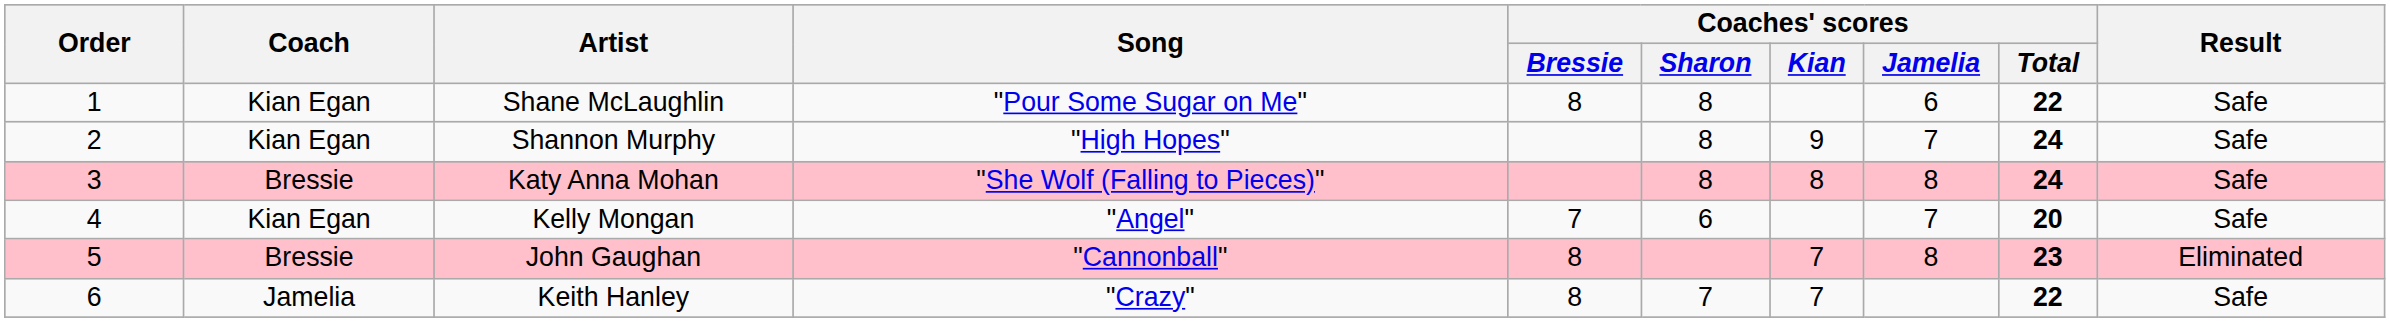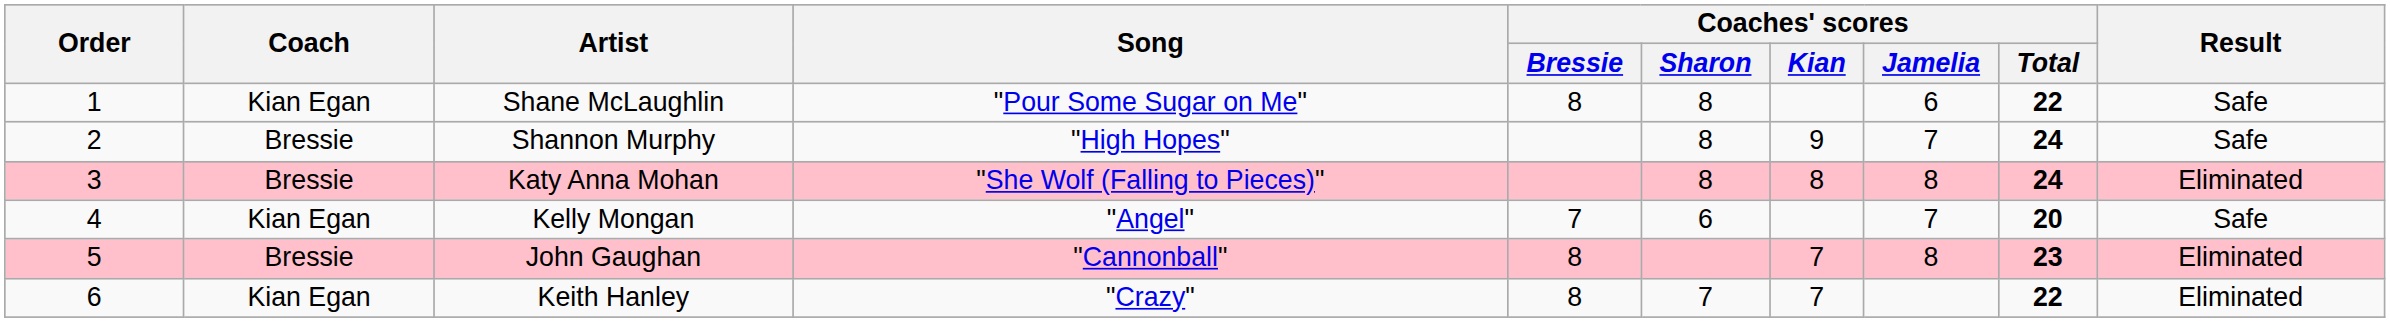(309, 141) Kian Egan -> (309, 141) Bressie
(2241, 180) Safe -> (2241, 180) Eliminated
(309, 297) Jamelia -> (309, 297) Kian Egan
(2241, 297) Safe -> (2241, 297) Eliminated
